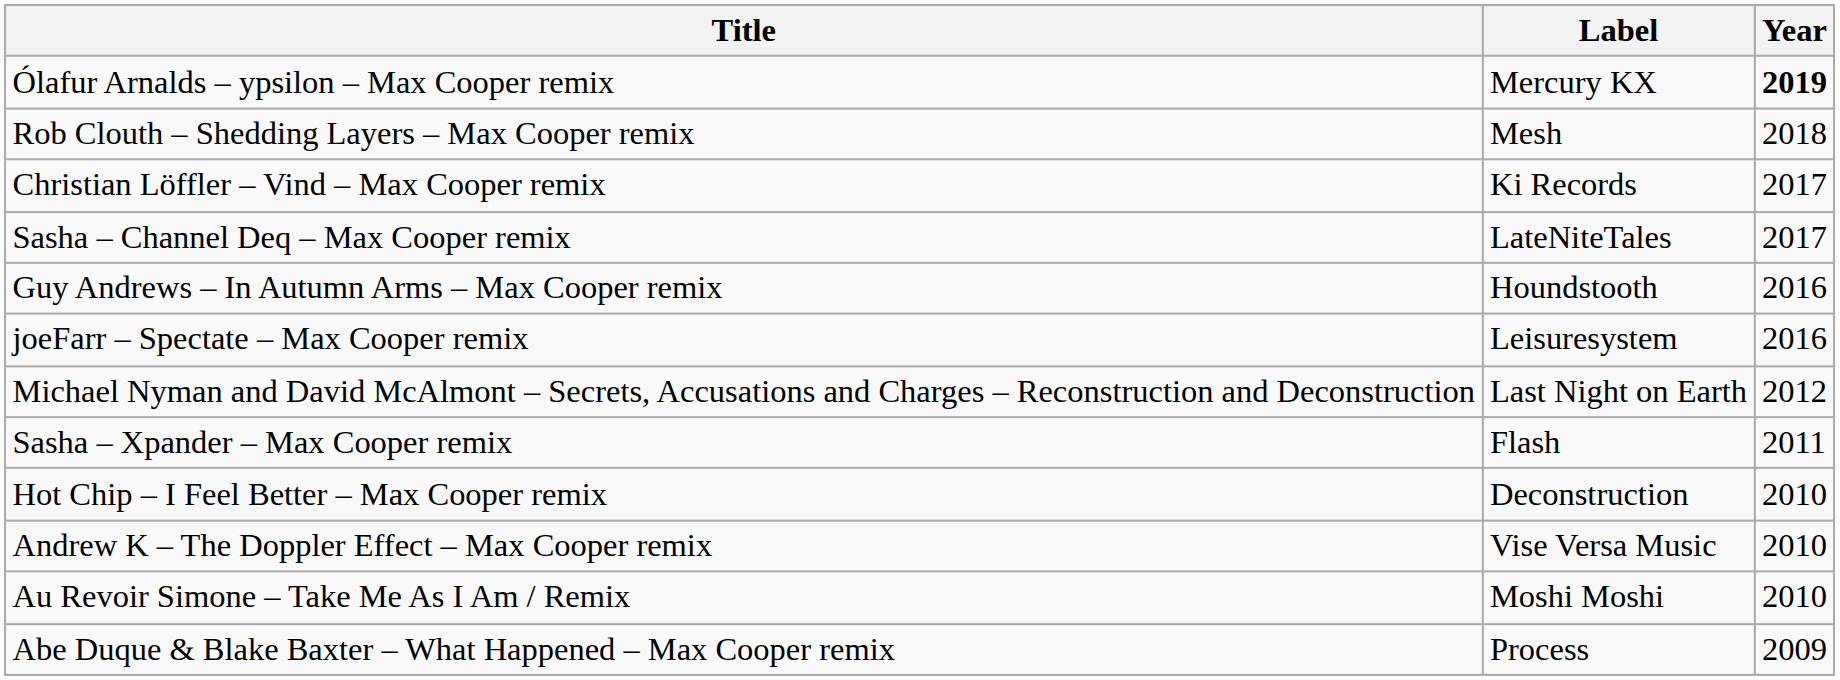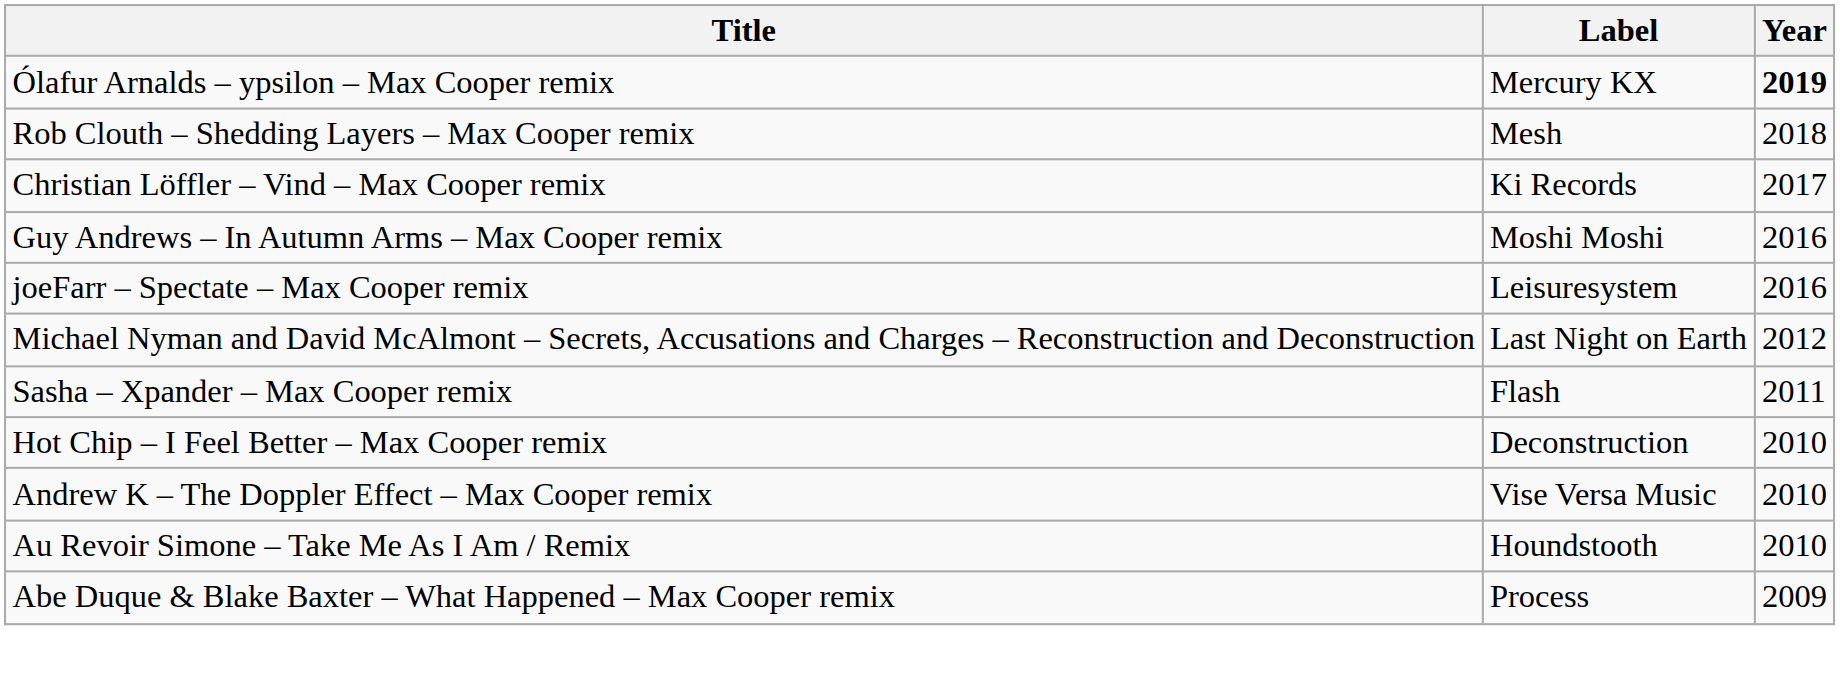- row: (292, 236)
(1574, 287) Houndstooth -> (1577, 236) Moshi Moshi
(1577, 596) Moshi Moshi -> (1574, 545) Houndstooth
